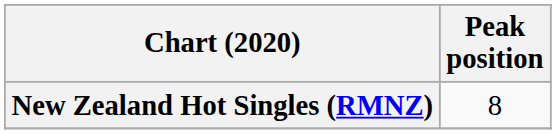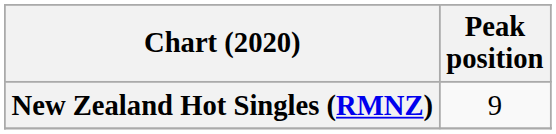(495, 104) 8 -> (495, 104) 9
